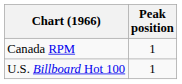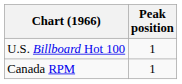rows swapped: (41, 48) <-> (66, 68)
